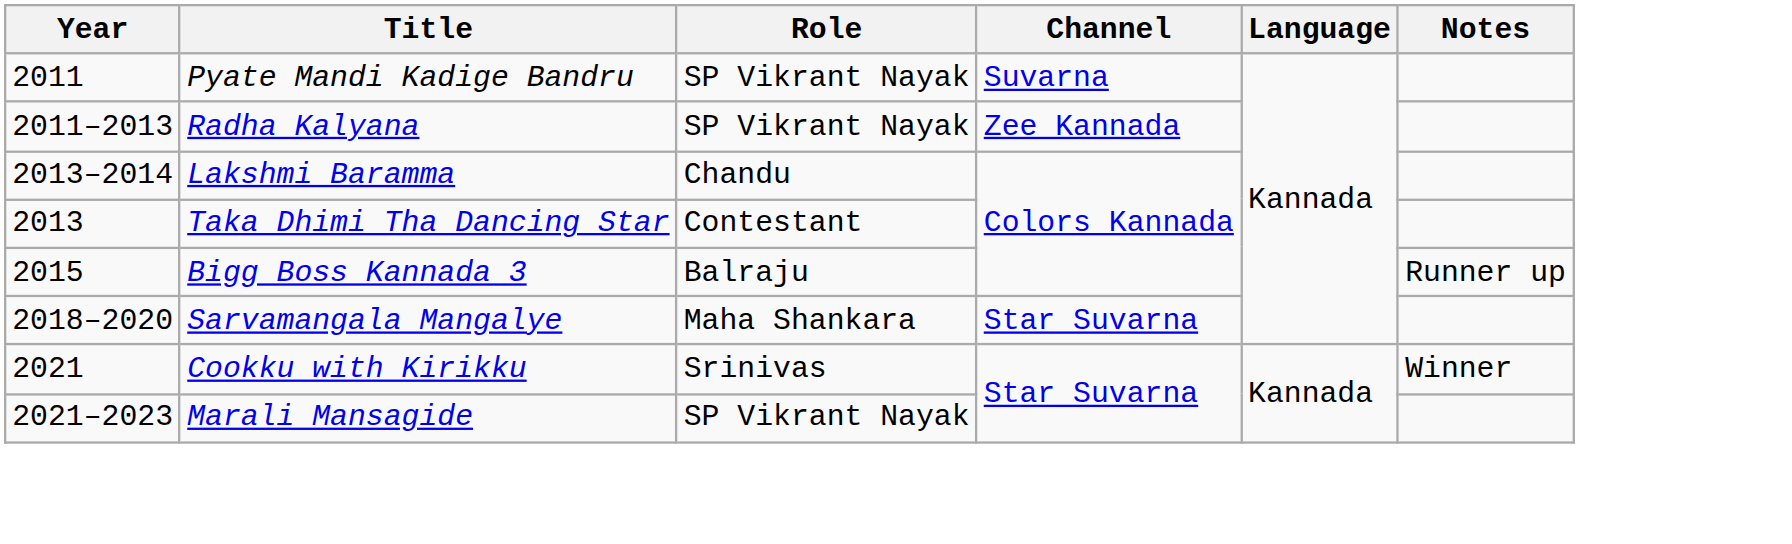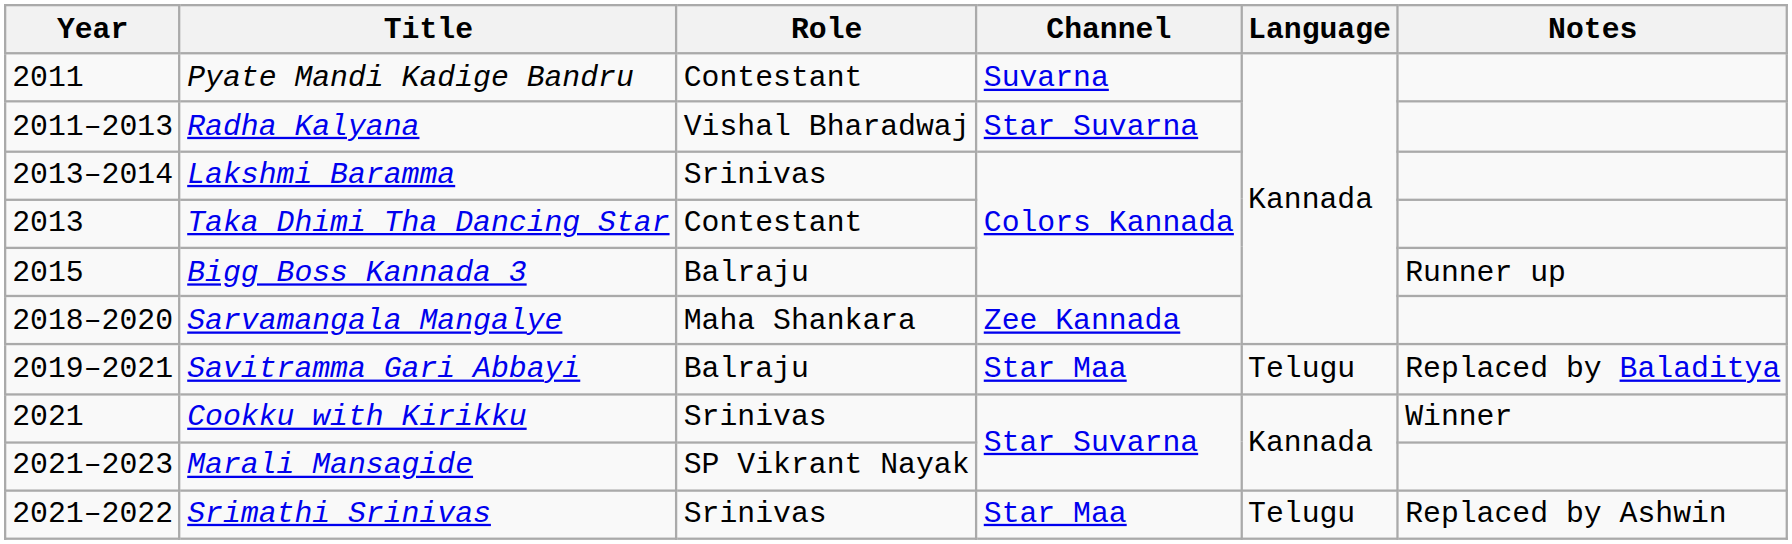(827, 78) SP Vikrant Nayak -> (773, 78) Contestant
(827, 126) SP Vikrant Nayak -> (827, 126) Vishal Bharadwaj
(1082, 126) Zee Kannada -> (1091, 126) Star Suvarna
(737, 175) Chandu -> (755, 175) Srinivas
(1091, 321) Star Suvarna -> (1082, 321) Zee Kannada
+ row: (384, 369)
+ row: (339, 515)
